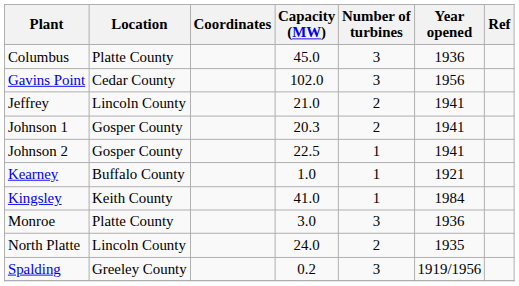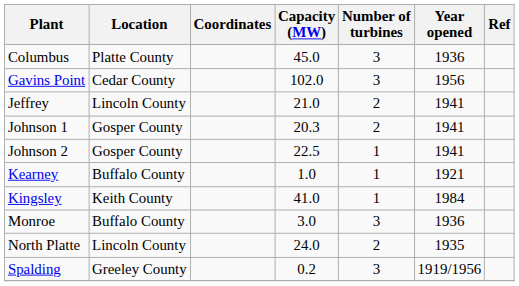(133, 221) Platte County -> (138, 221) Buffalo County
